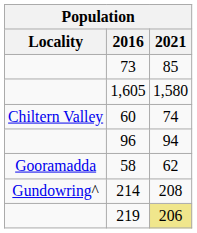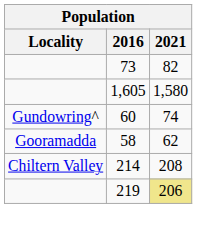(171, 66) 85 -> (171, 66) 82
(56, 116) Chiltern Valley -> (56, 116) Gundowring^
- row: (128, 141)
(56, 191) Gundowring^ -> (56, 166) Chiltern Valley
